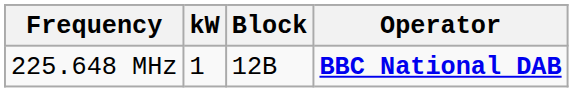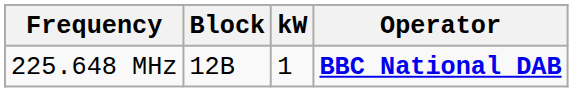columns swapped: (270, 26) <-> (205, 26)
